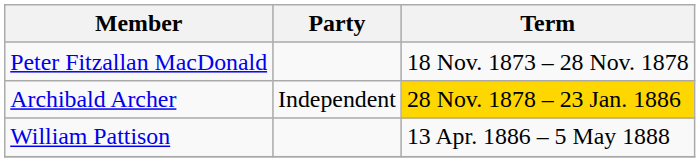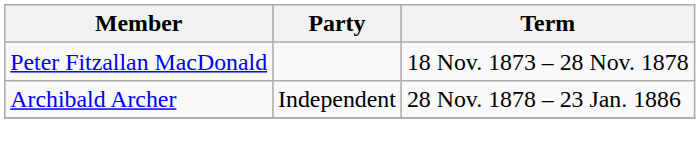(544, 99) gold background -> (544, 99) no background
- row: (90, 136)
